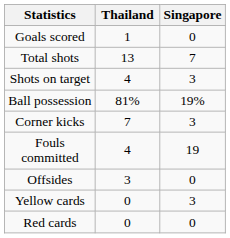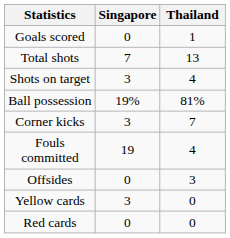columns swapped: (127, 15) <-> (192, 15)
